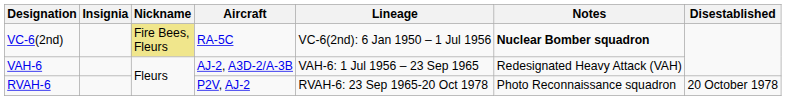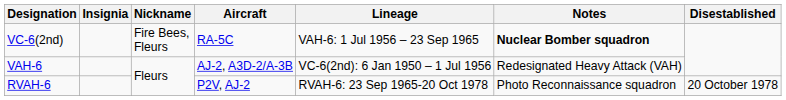(162, 40) khaki background -> (162, 40) no background
(395, 40) VC-6(2nd): 6 Jan 1950 – 1 Jul 1956 -> (389, 40) VAH-6: 1 Jul 1956 – 23 Sep 1965
(389, 66) VAH-6: 1 Jul 1956 – 23 Sep 1965 -> (395, 66) VC-6(2nd): 6 Jan 1950 – 1 Jul 1956
